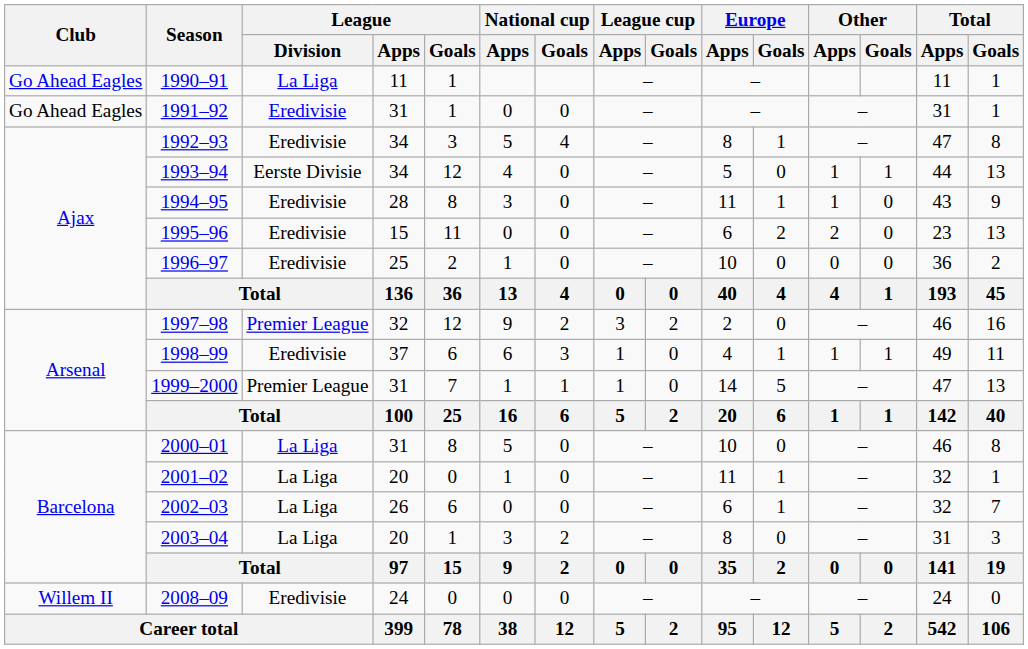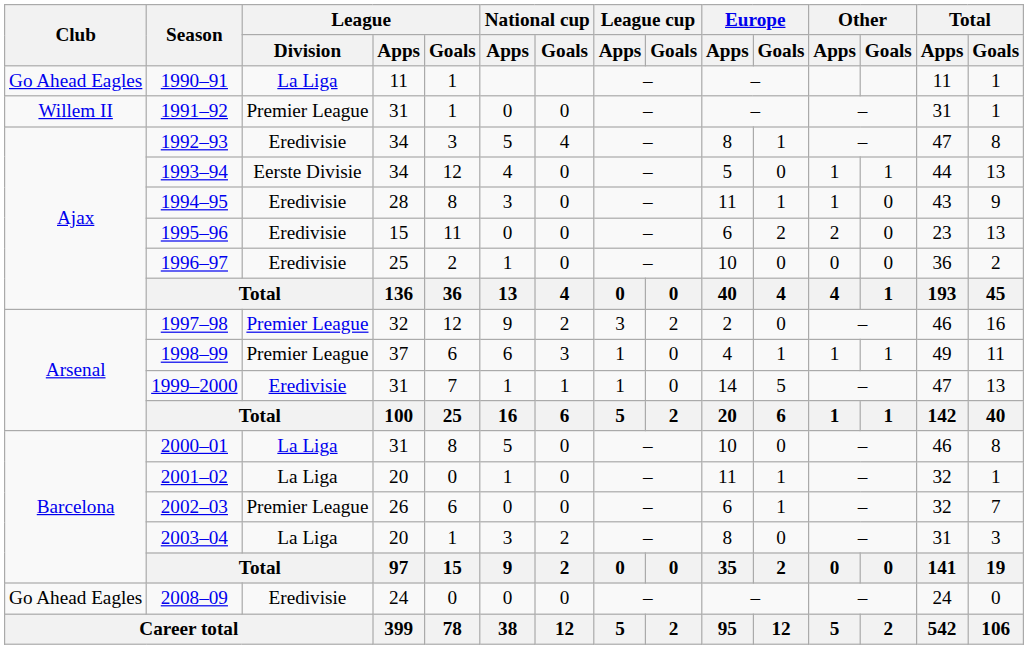(76, 111) Go Ahead Eagles -> (76, 111) Willem II
(307, 111) Eredivisie -> (307, 111) Premier League
(307, 354) Eredivisie -> (307, 354) Premier League
(307, 385) Premier League -> (307, 385) Eredivisie
(307, 506) La Liga -> (307, 506) Premier League
(76, 598) Willem II -> (76, 598) Go Ahead Eagles
